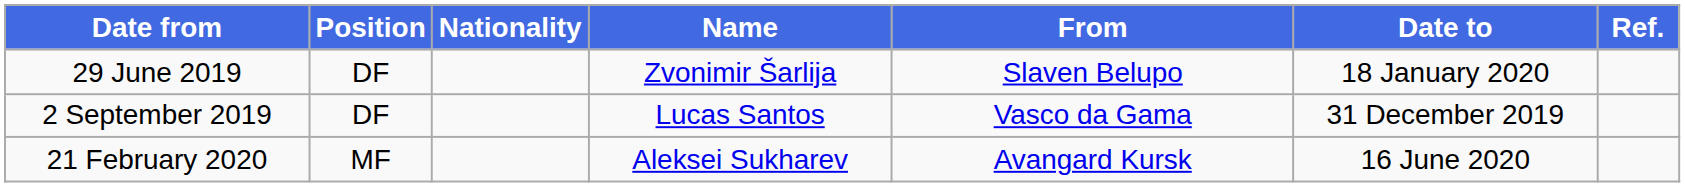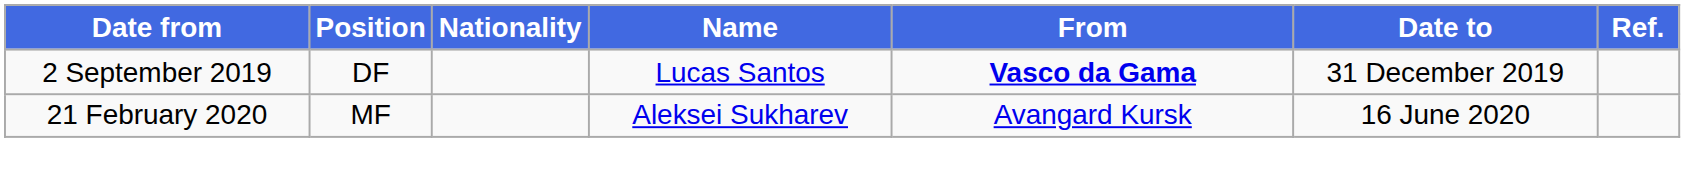- row: (157, 72)
(1093, 116) normal -> (1093, 72) bold
